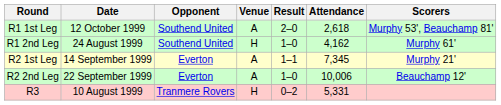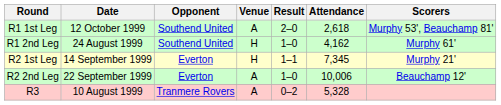(254, 60) A -> (254, 60) H
(254, 92) H -> (254, 92) A
(337, 92) 5,331 -> (337, 92) 5,328
